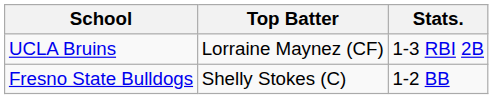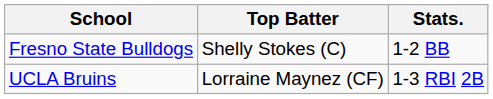rows swapped: (62, 49) <-> (101, 78)
